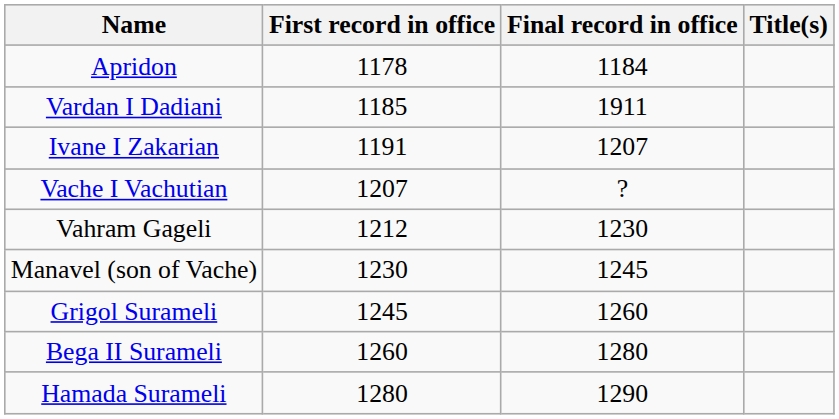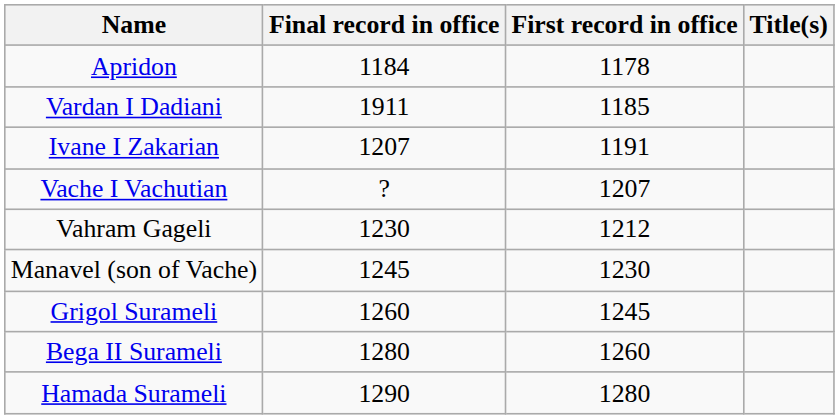columns swapped: (382, 24) <-> (622, 24)
